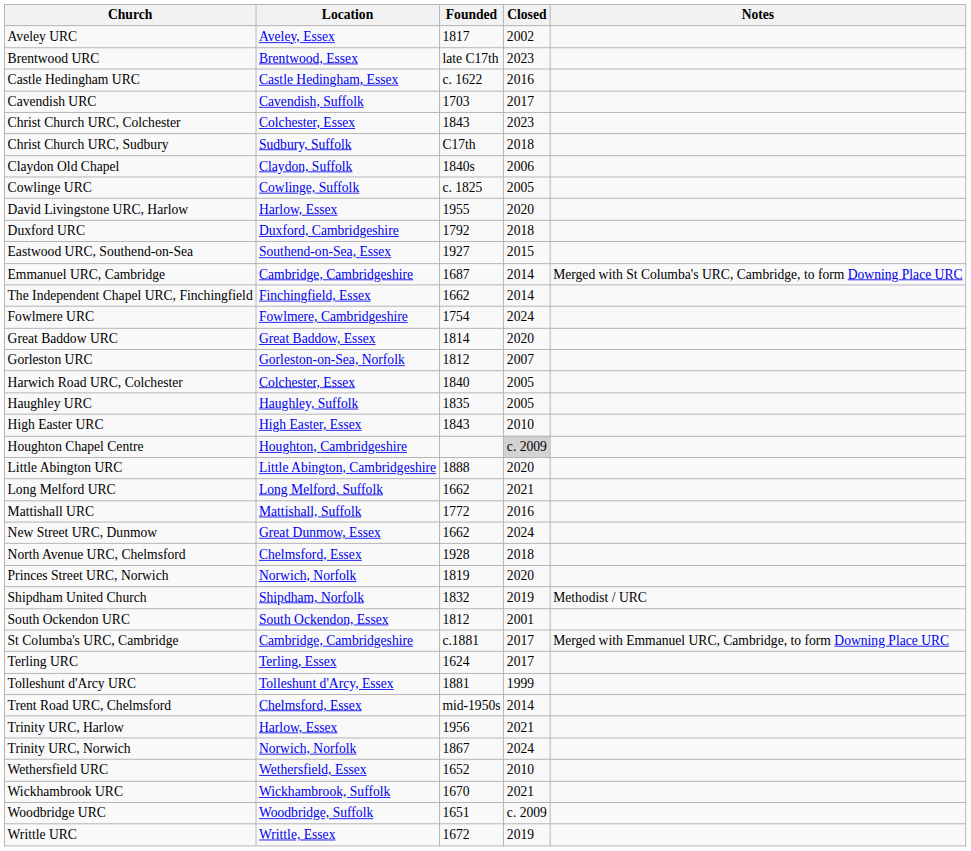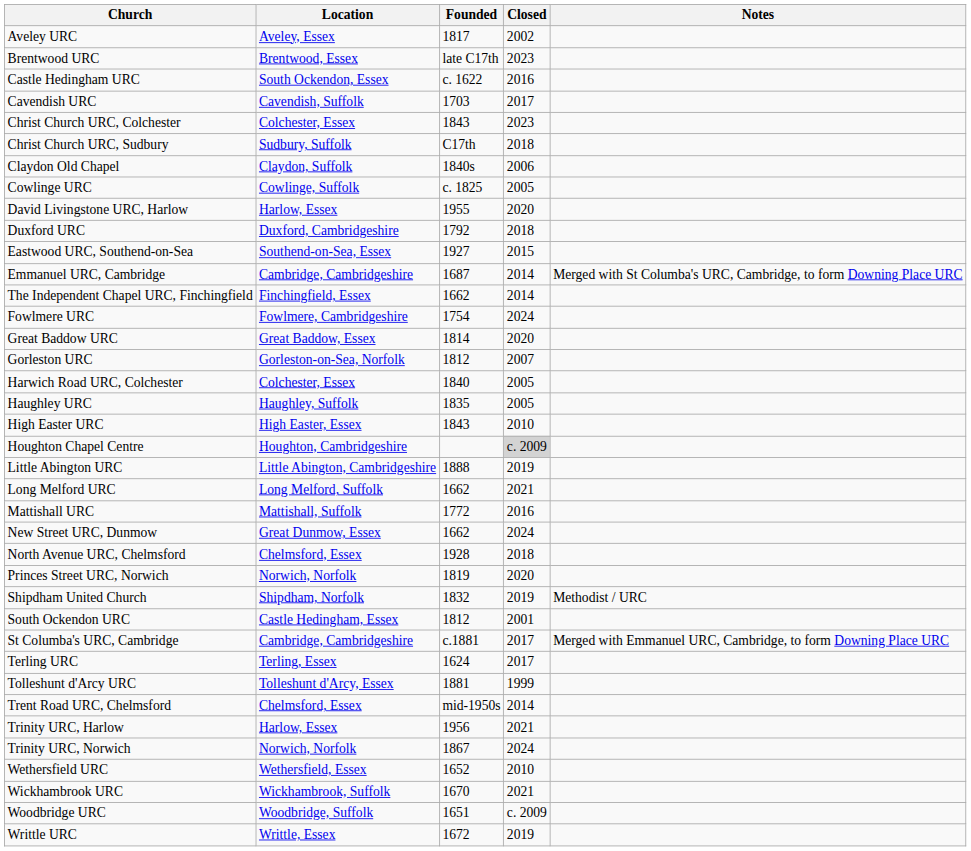(329, 79) Castle Hedingham, Essex -> (324, 79) South Ockendon, Essex
(520, 468) 2020 -> (520, 468) 2019
(324, 619) South Ockendon, Essex -> (329, 619) Castle Hedingham, Essex
